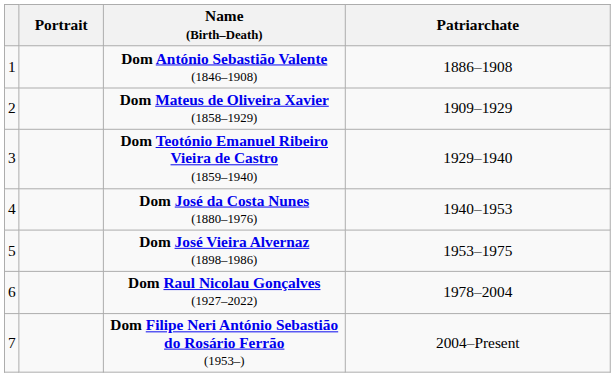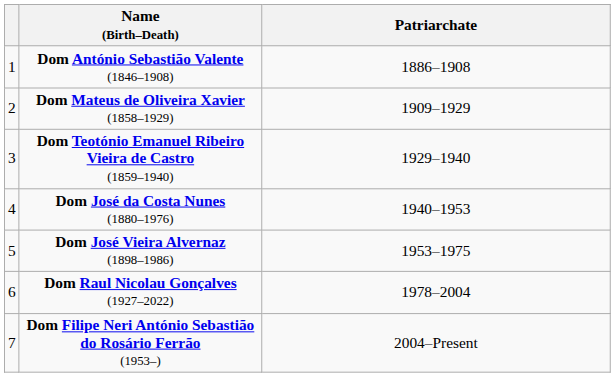- column: (61, 25)
